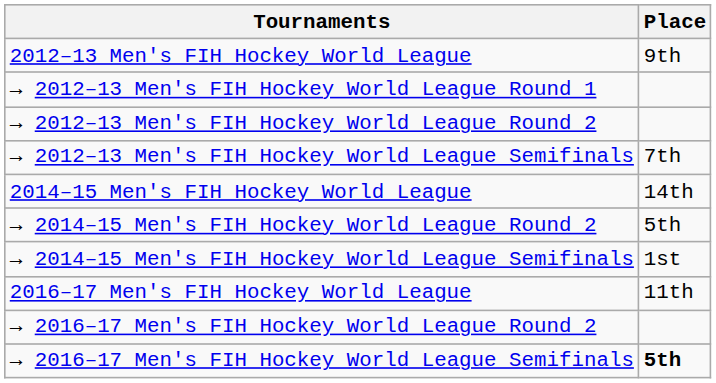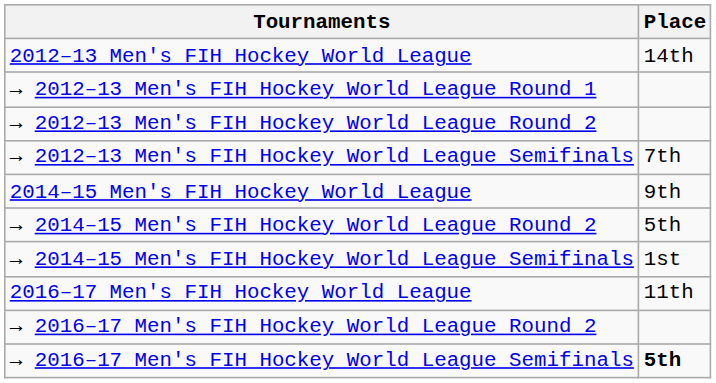(663, 56) 9th -> (669, 56) 14th
(669, 191) 14th -> (663, 191) 9th
